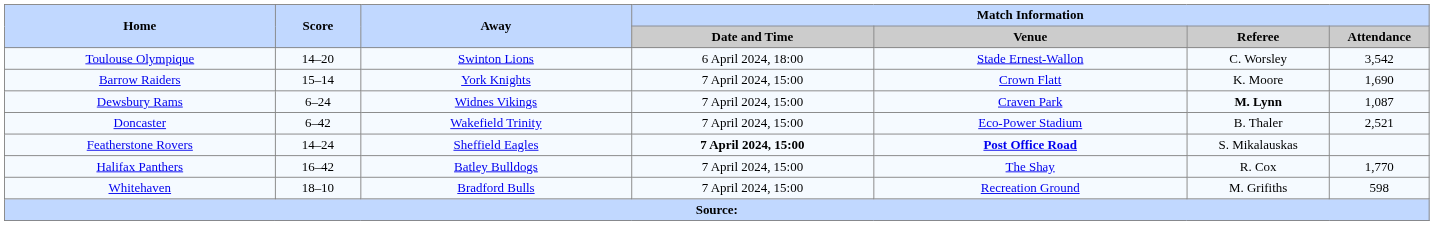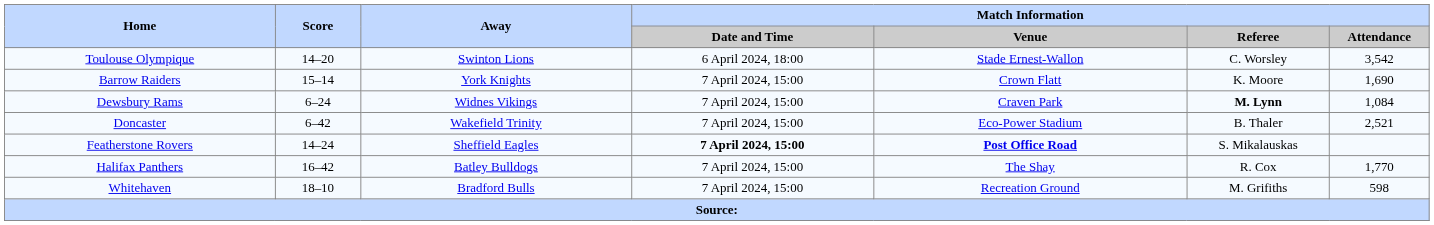(1379, 101) 1,087 -> (1379, 101) 1,084
